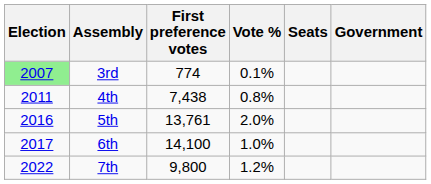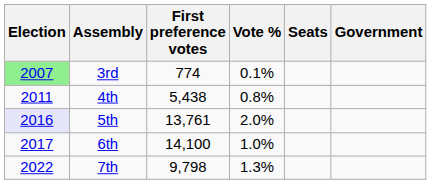(188, 96) 7,438 -> (188, 96) 5,438
(37, 120) no background -> (37, 120) lavender background
(188, 167) 9,800 -> (188, 167) 9,798
(257, 167) 1.2% -> (257, 167) 1.3%
